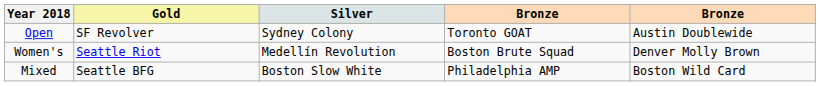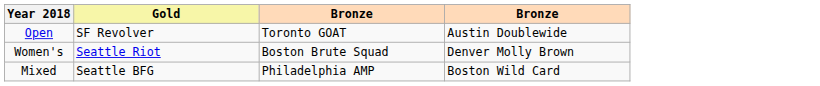- column: (352, 14)
